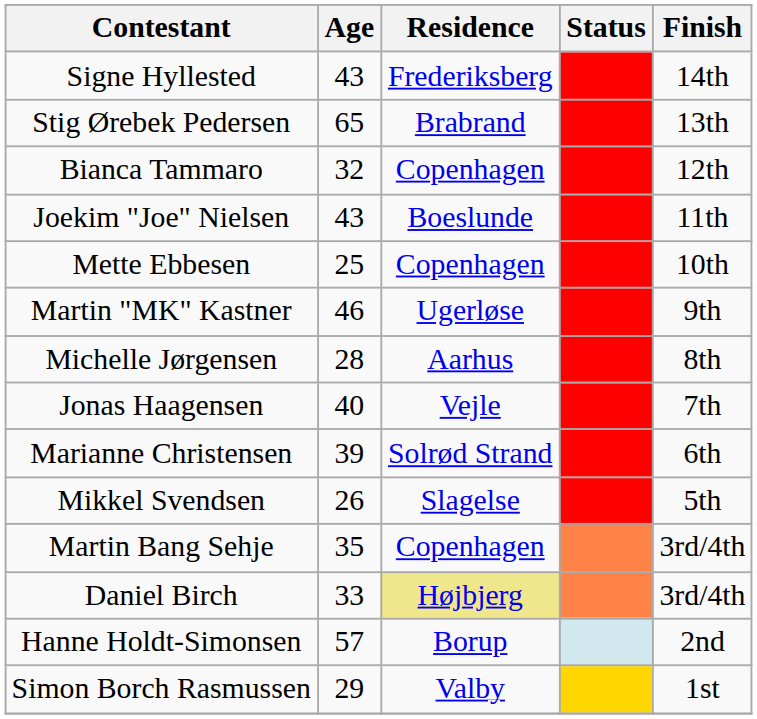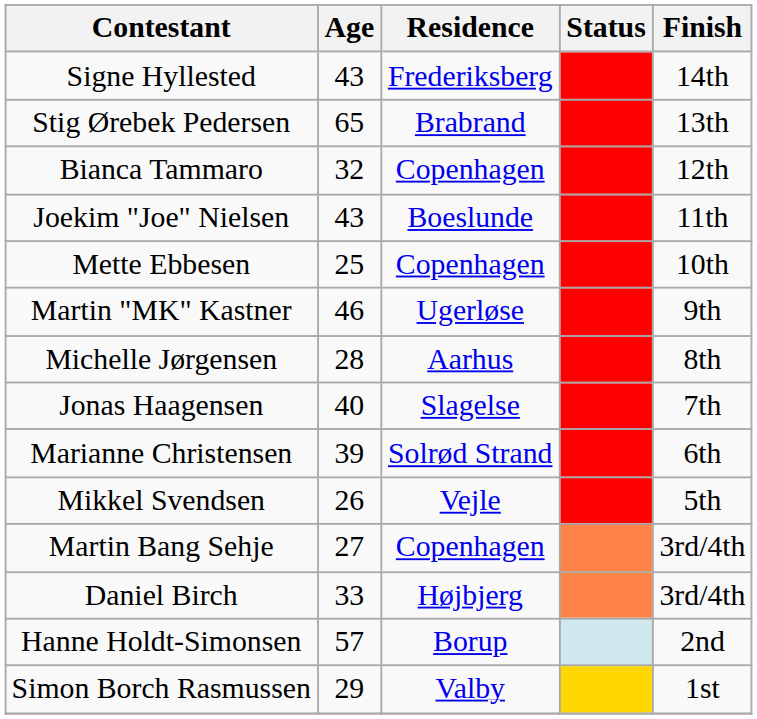(470, 405) Vejle -> (470, 405) Slagelse
(470, 500) Slagelse -> (470, 500) Vejle
(349, 547) 35 -> (349, 547) 27
(470, 594) khaki background -> (470, 594) no background
